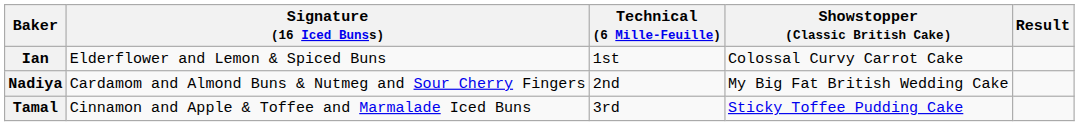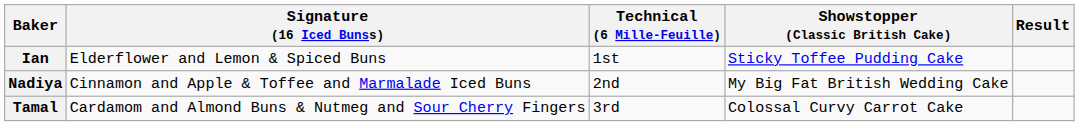(846, 59) Colossal Curvy Carrot Cake -> (846, 59) Sticky Toffee Pudding Cake
(328, 83) Cardamom and Almond Buns & Nutmeg and Sour Cherry Fingers -> (300, 83) Cinnamon and Apple & Toffee and Marmalade Iced Buns
(300, 108) Cinnamon and Apple & Toffee and Marmalade Iced Buns -> (328, 108) Cardamom and Almond Buns & Nutmeg and Sour Cherry Fingers
(846, 108) Sticky Toffee Pudding Cake -> (846, 108) Colossal Curvy Carrot Cake
